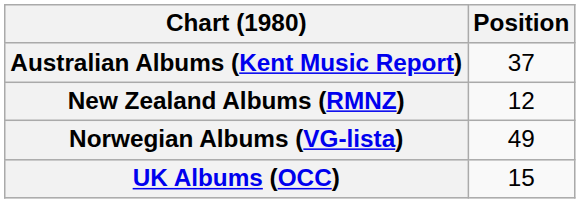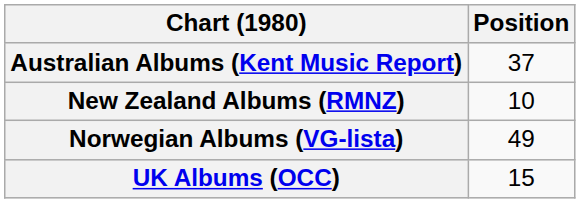(521, 100) 12 -> (521, 100) 10
